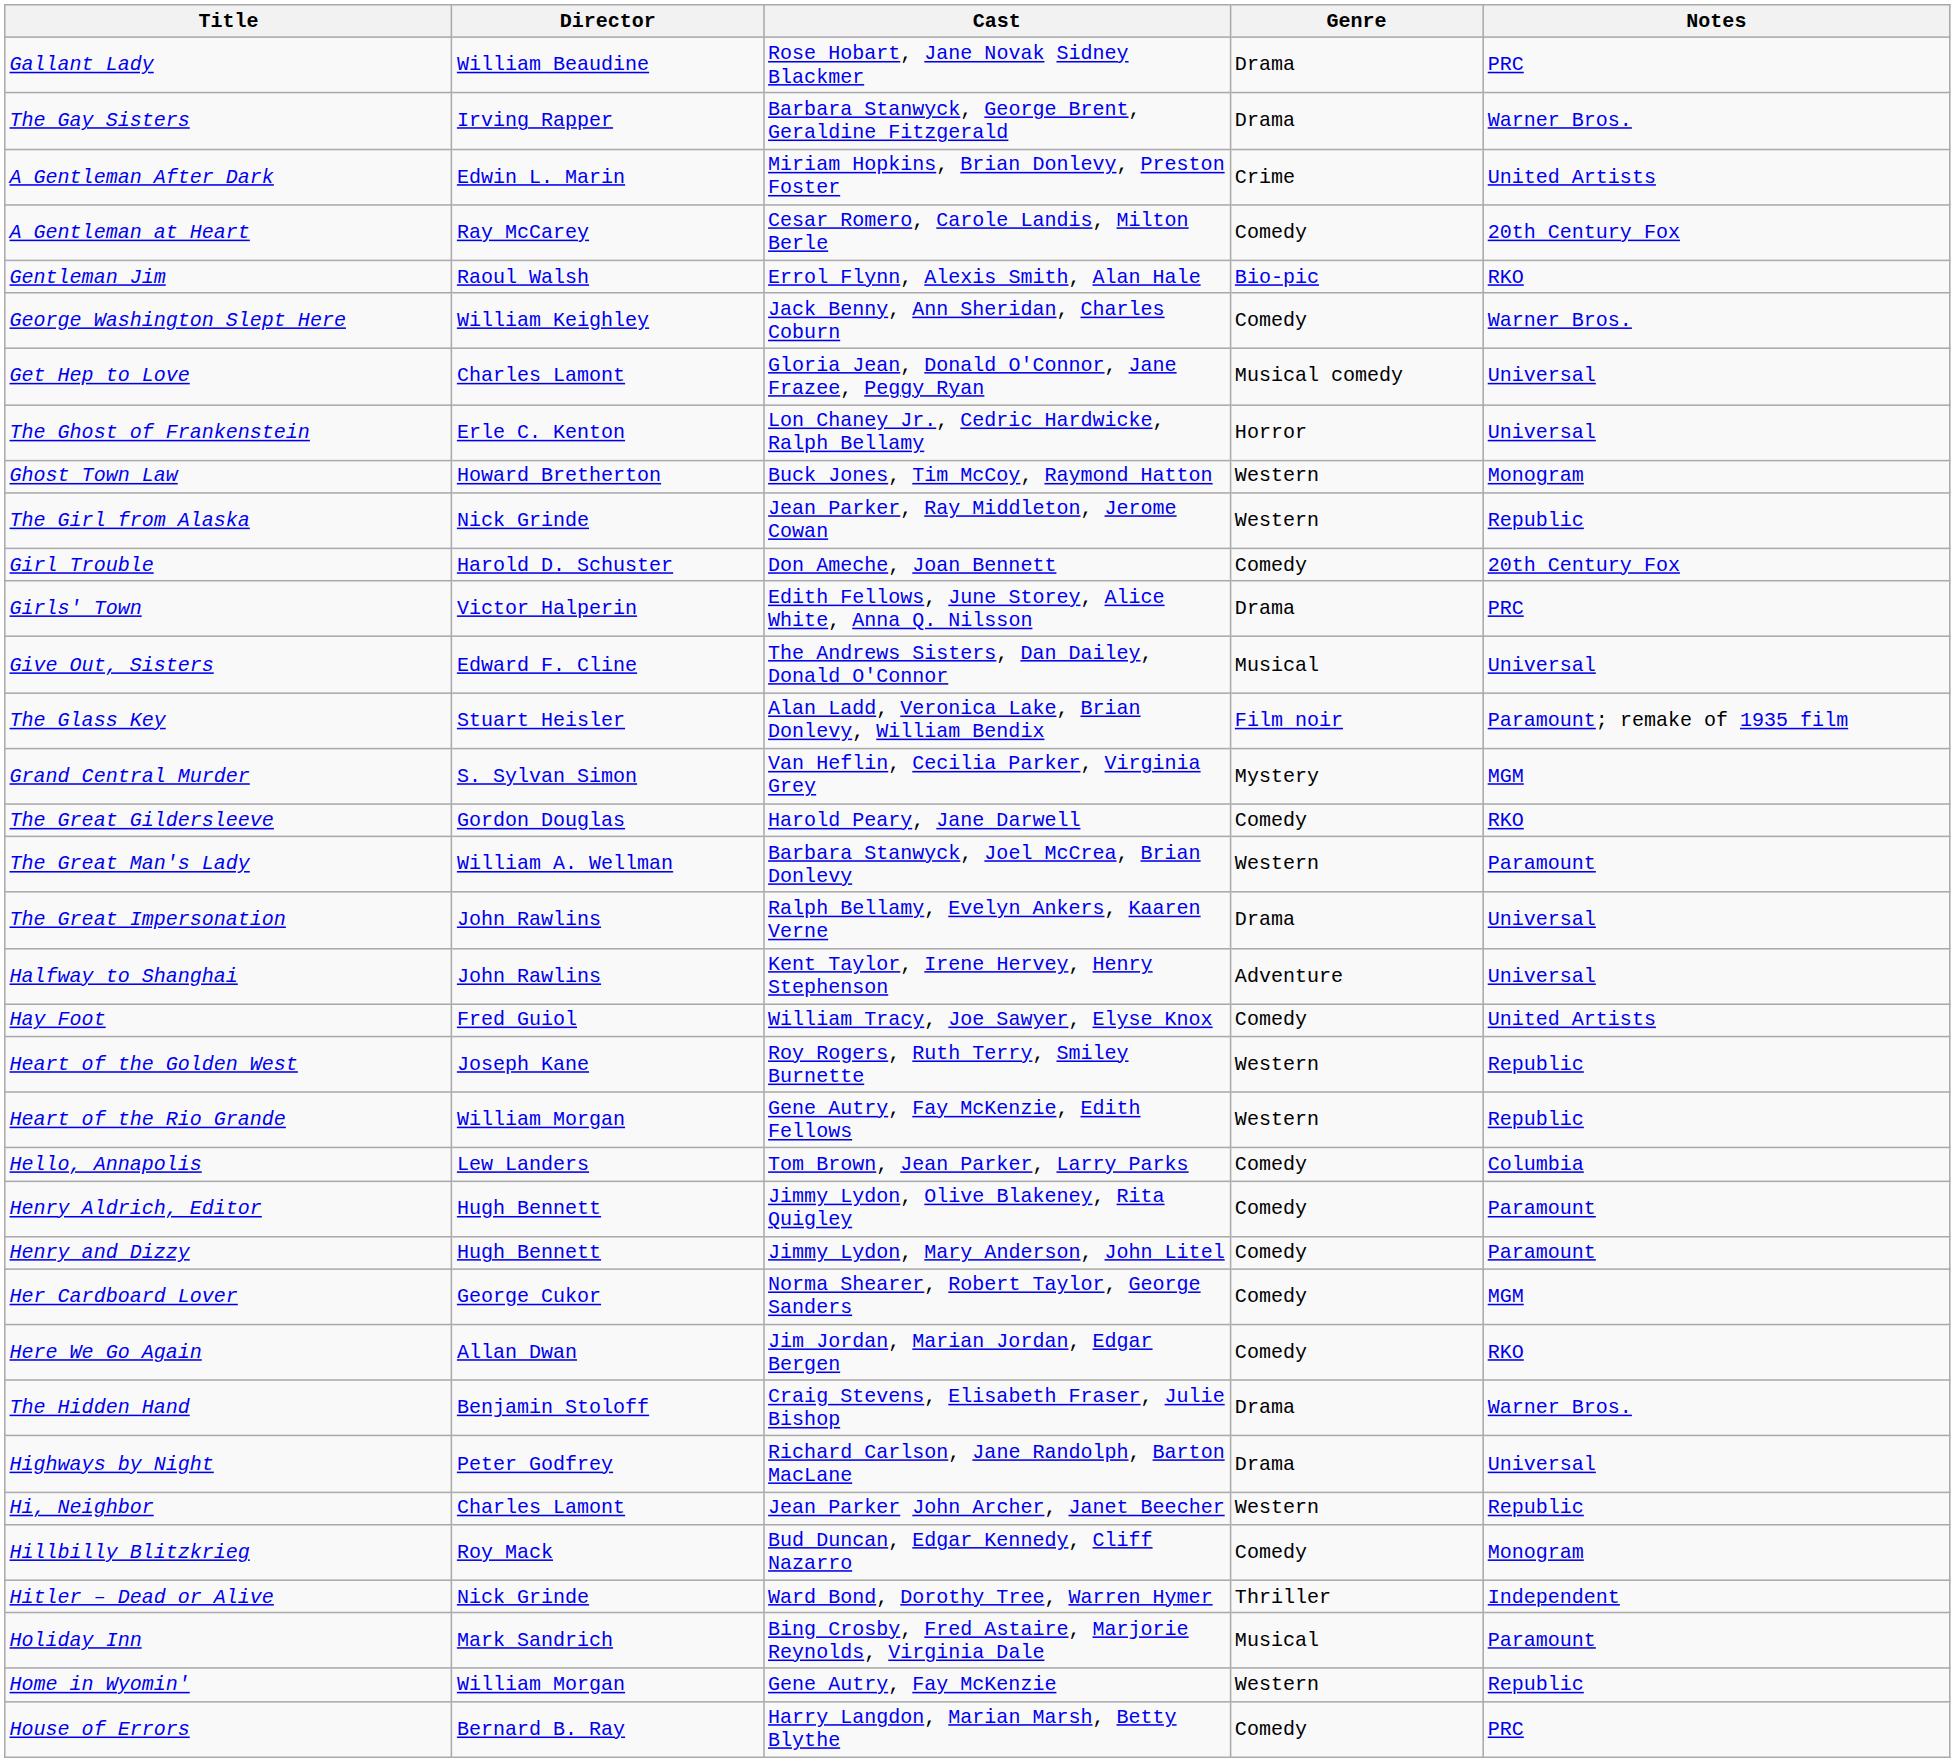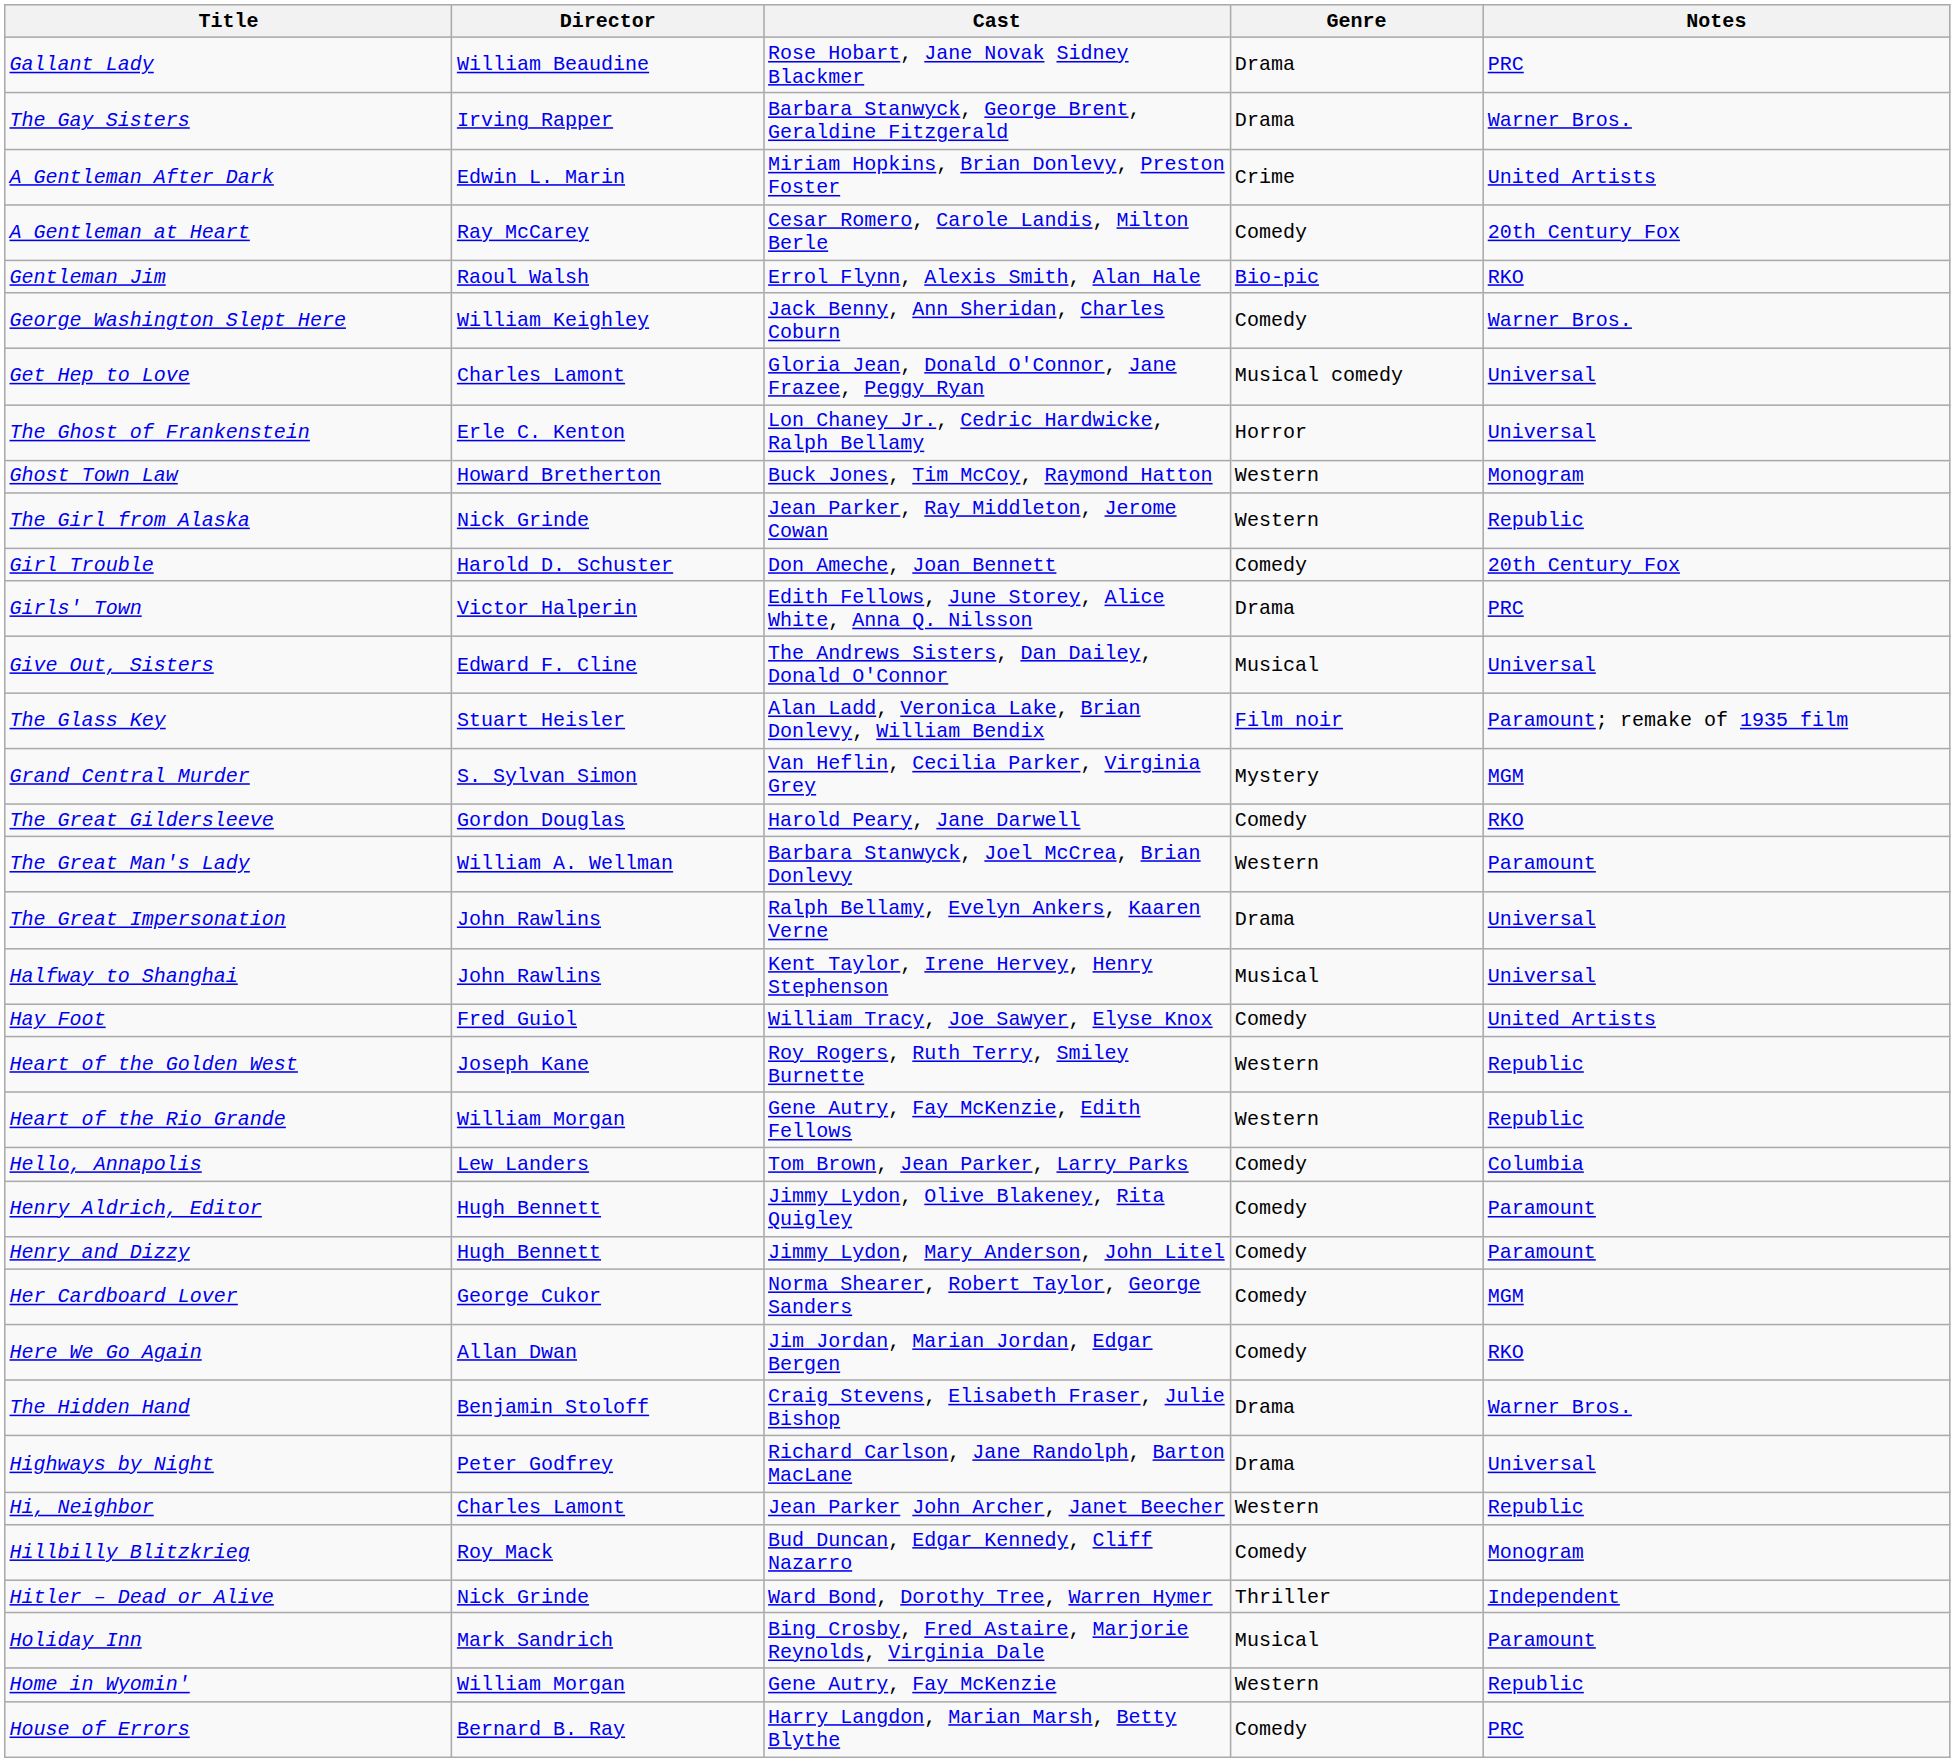(1289, 976) Adventure -> (1277, 976) Musical
